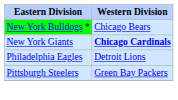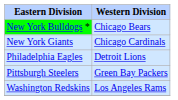(132, 42) bold -> (130, 42) normal
+ row: (48, 88)
